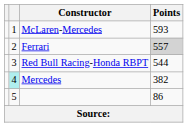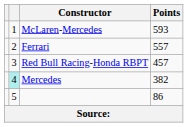(161, 46) lightgrey background -> (161, 46) no background
(161, 62) 544 -> (161, 62) 457
